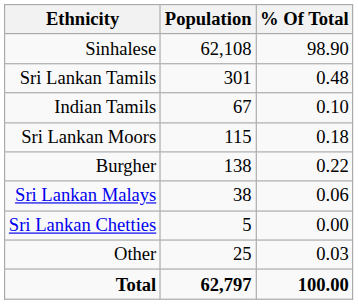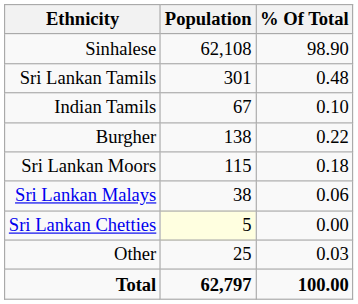rows swapped: (89, 136) <-> (126, 166)
(247, 225) no background -> (247, 225) lightyellow background
